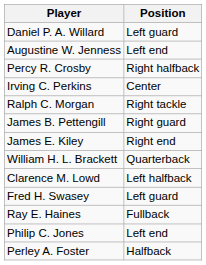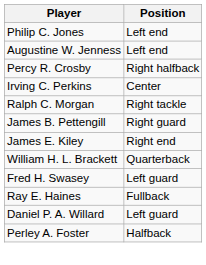rows swapped: (45, 232) <-> (56, 31)
- row: (53, 178)
